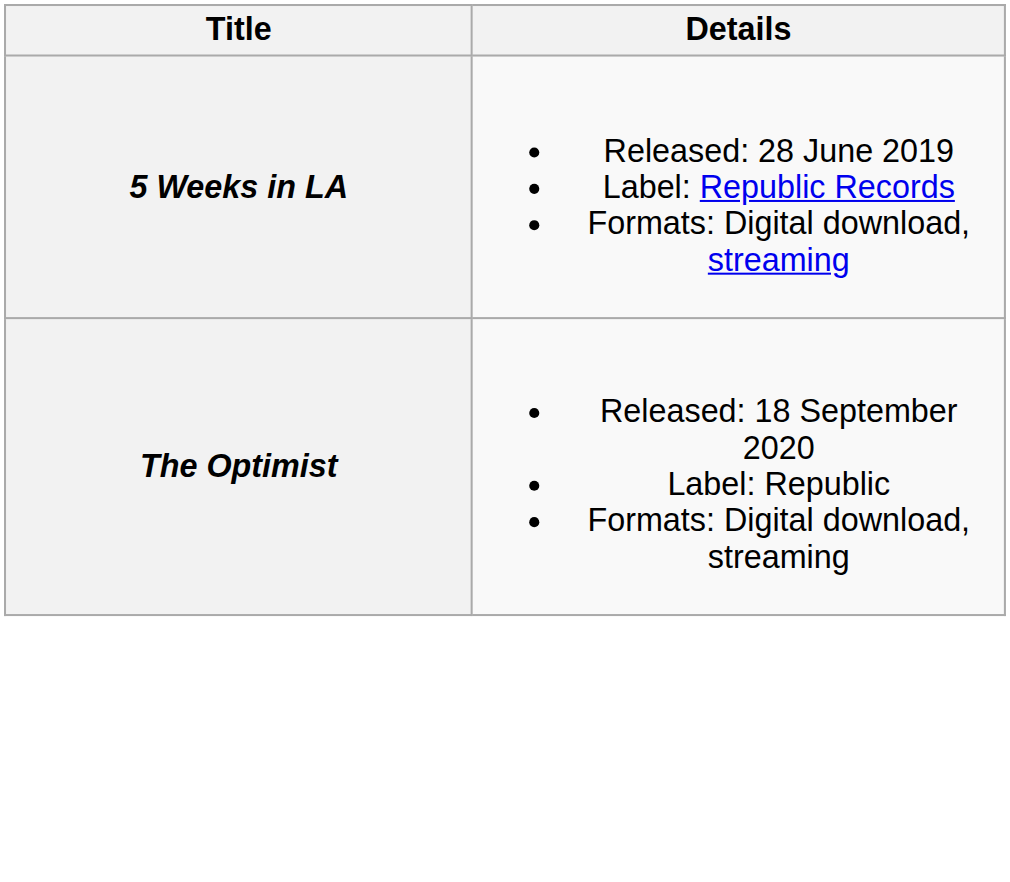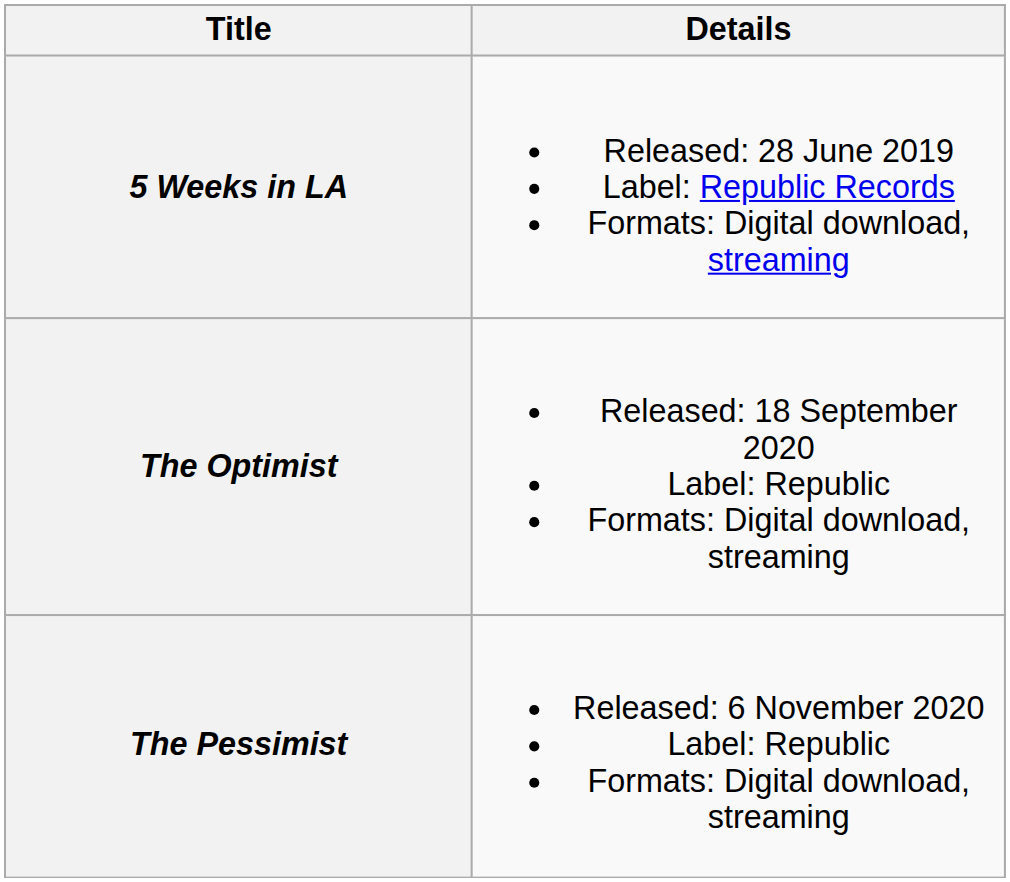+ row: (239, 745)
